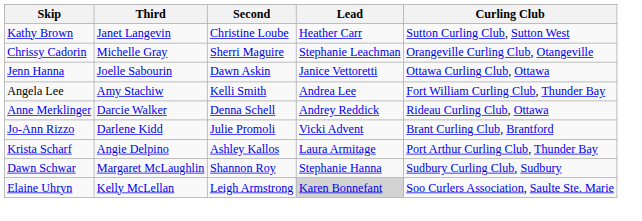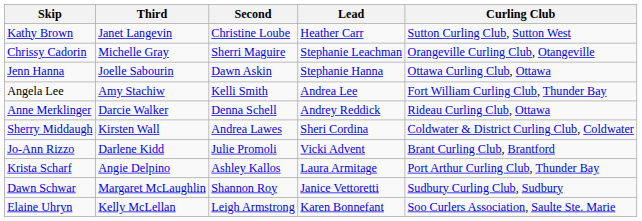(338, 71) Janice Vettoretti -> (342, 71) Stephanie Hanna
+ row: (50, 129)
(340, 168) Stephanie Hanna -> (340, 187) Janice Vettoretti
(341, 187) lightgrey background -> (342, 206) no background
